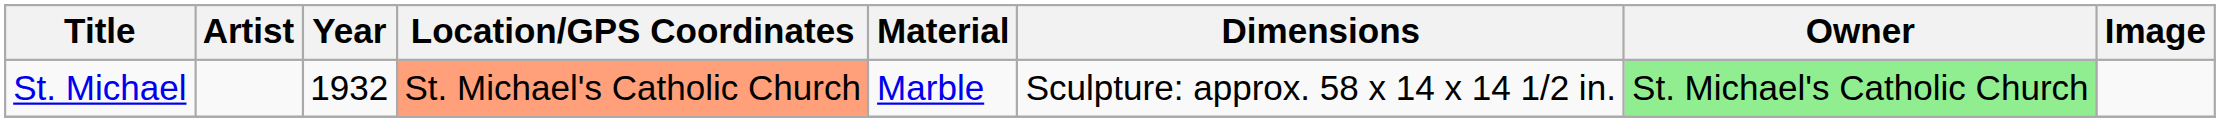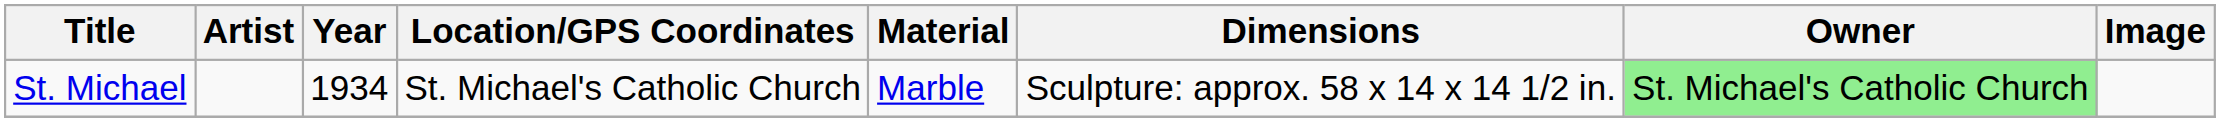(349, 87) 1932 -> (349, 87) 1934
(633, 87) lightsalmon background -> (633, 87) no background
